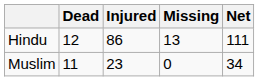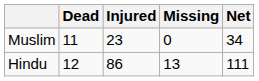rows swapped: (28, 40) <-> (32, 64)
